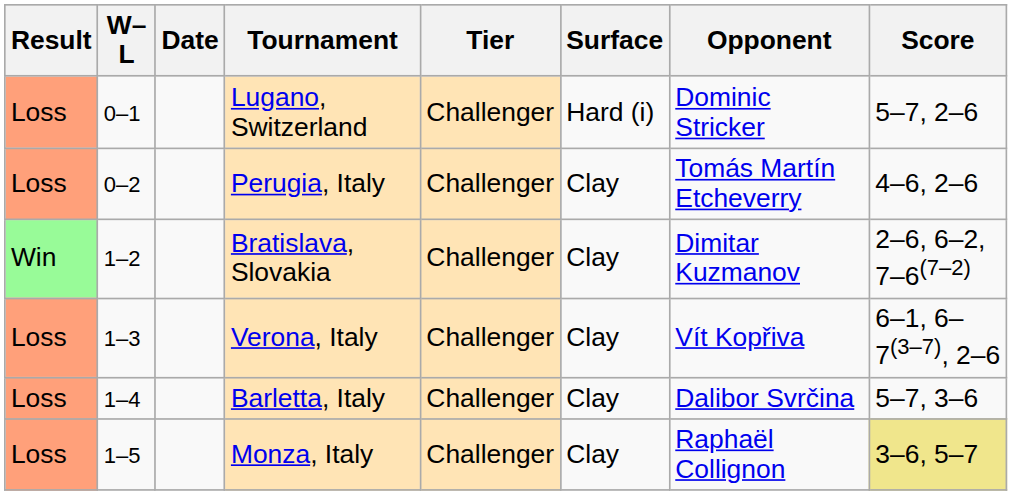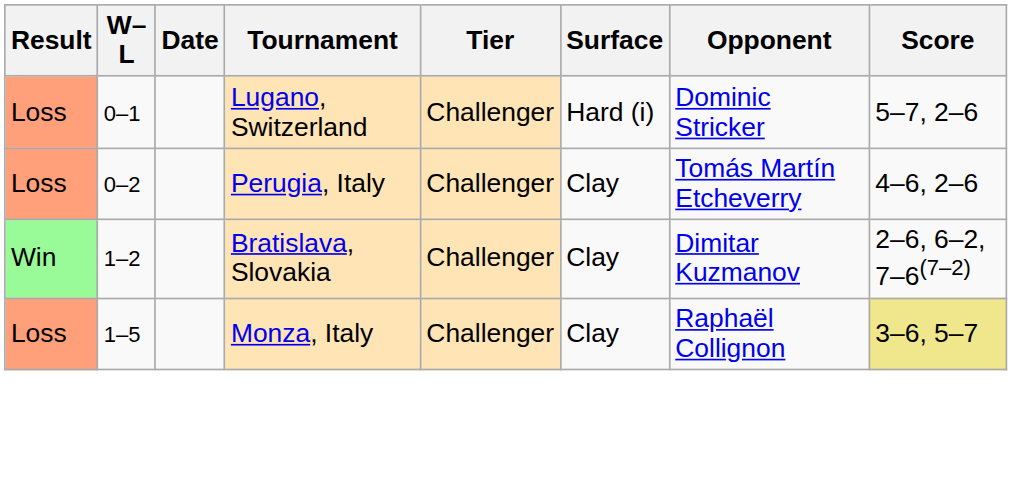- row: (304, 337)
- row: (308, 397)
